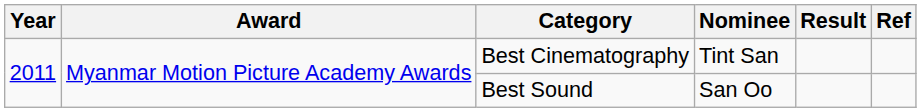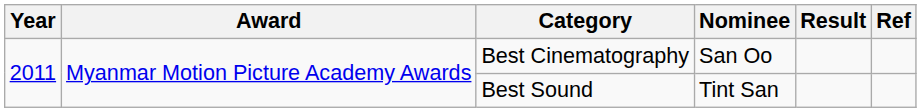(739, 55) Tint San -> (736, 55) San Oo
(736, 90) San Oo -> (739, 90) Tint San
